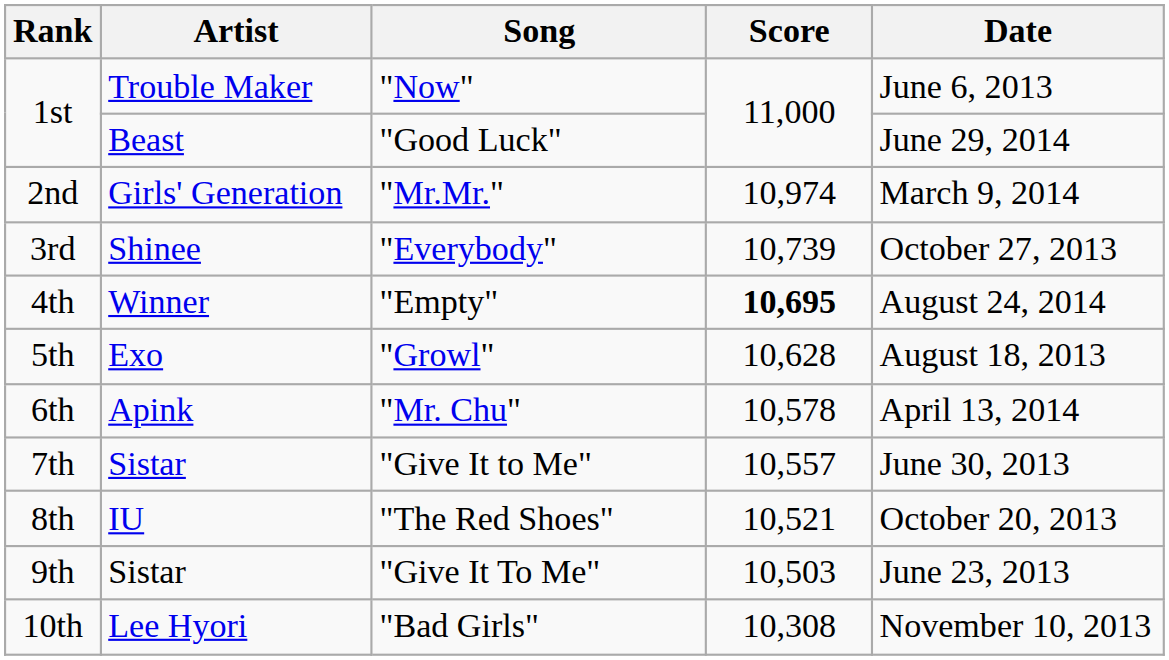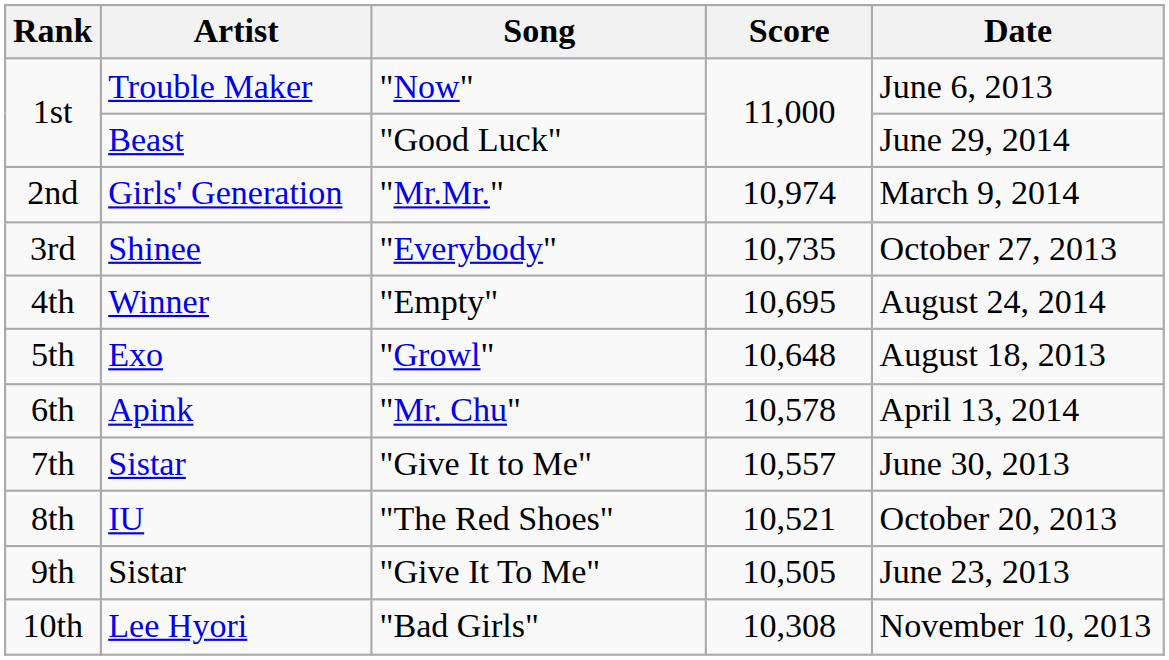(789, 247) 10,739 -> (789, 247) 10,735
(789, 301) bold -> (789, 301) normal
(789, 355) 10,628 -> (789, 355) 10,648
(789, 572) 10,503 -> (789, 572) 10,505
